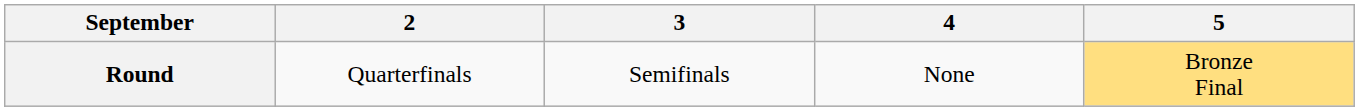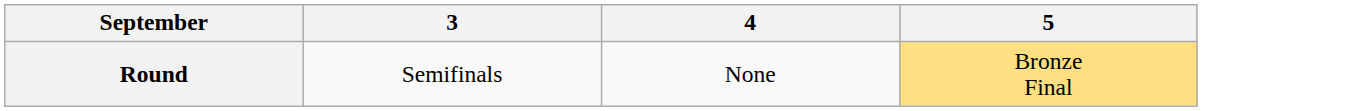- column: (409, 23)
